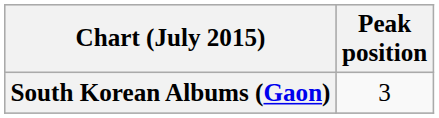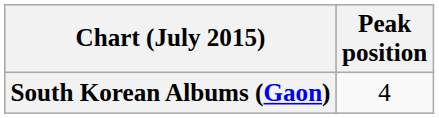(385, 92) 3 -> (385, 92) 4
